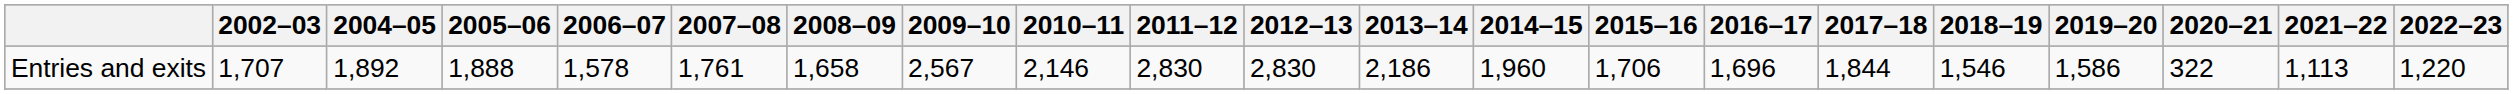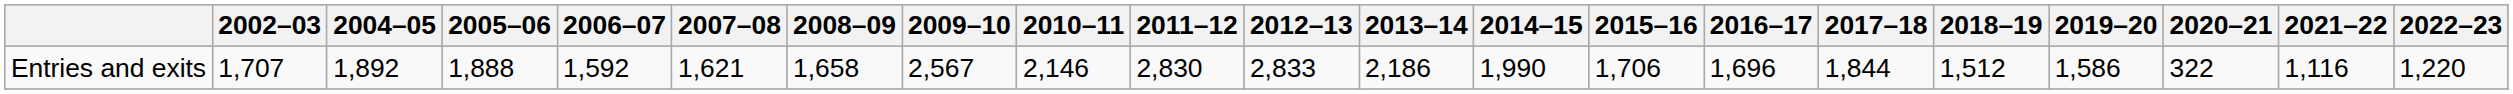(596, 67) 1,578 -> (596, 67) 1,592
(711, 67) 1,761 -> (711, 67) 1,621
(1283, 67) 2,830 -> (1283, 67) 2,833
(1513, 67) 1,960 -> (1513, 67) 1,990
(1973, 67) 1,546 -> (1973, 67) 1,512
(2317, 67) 1,113 -> (2317, 67) 1,116
